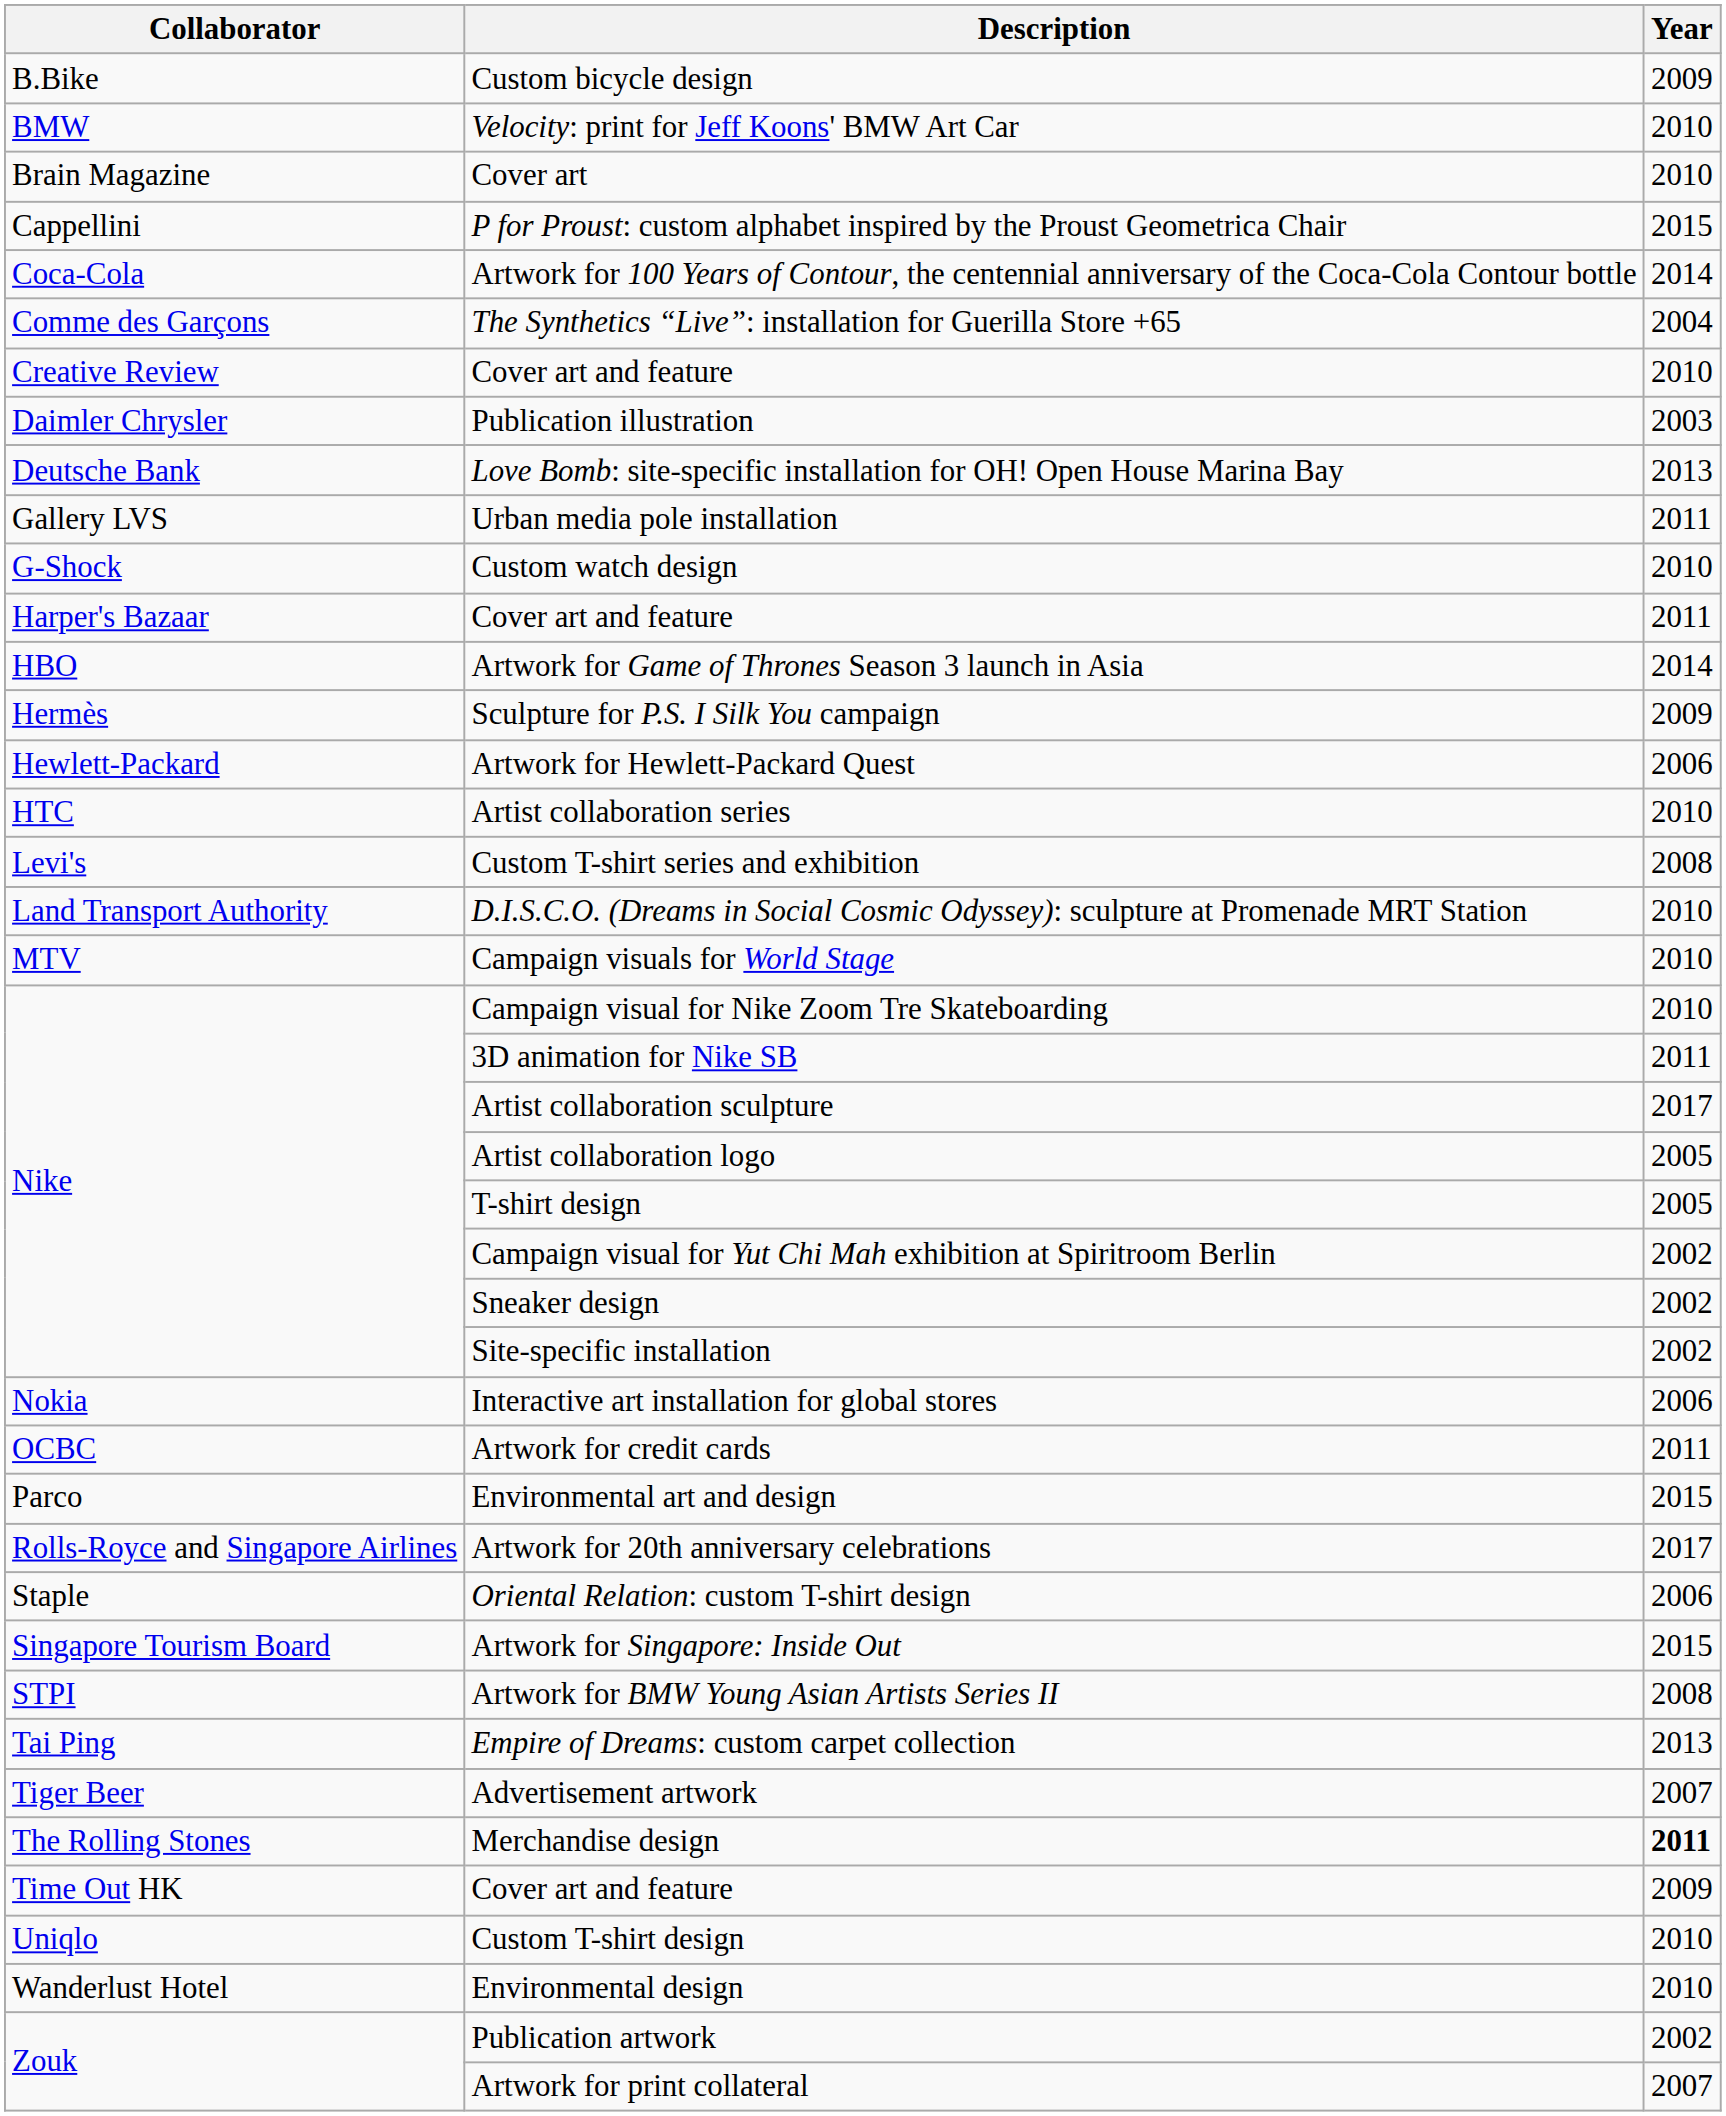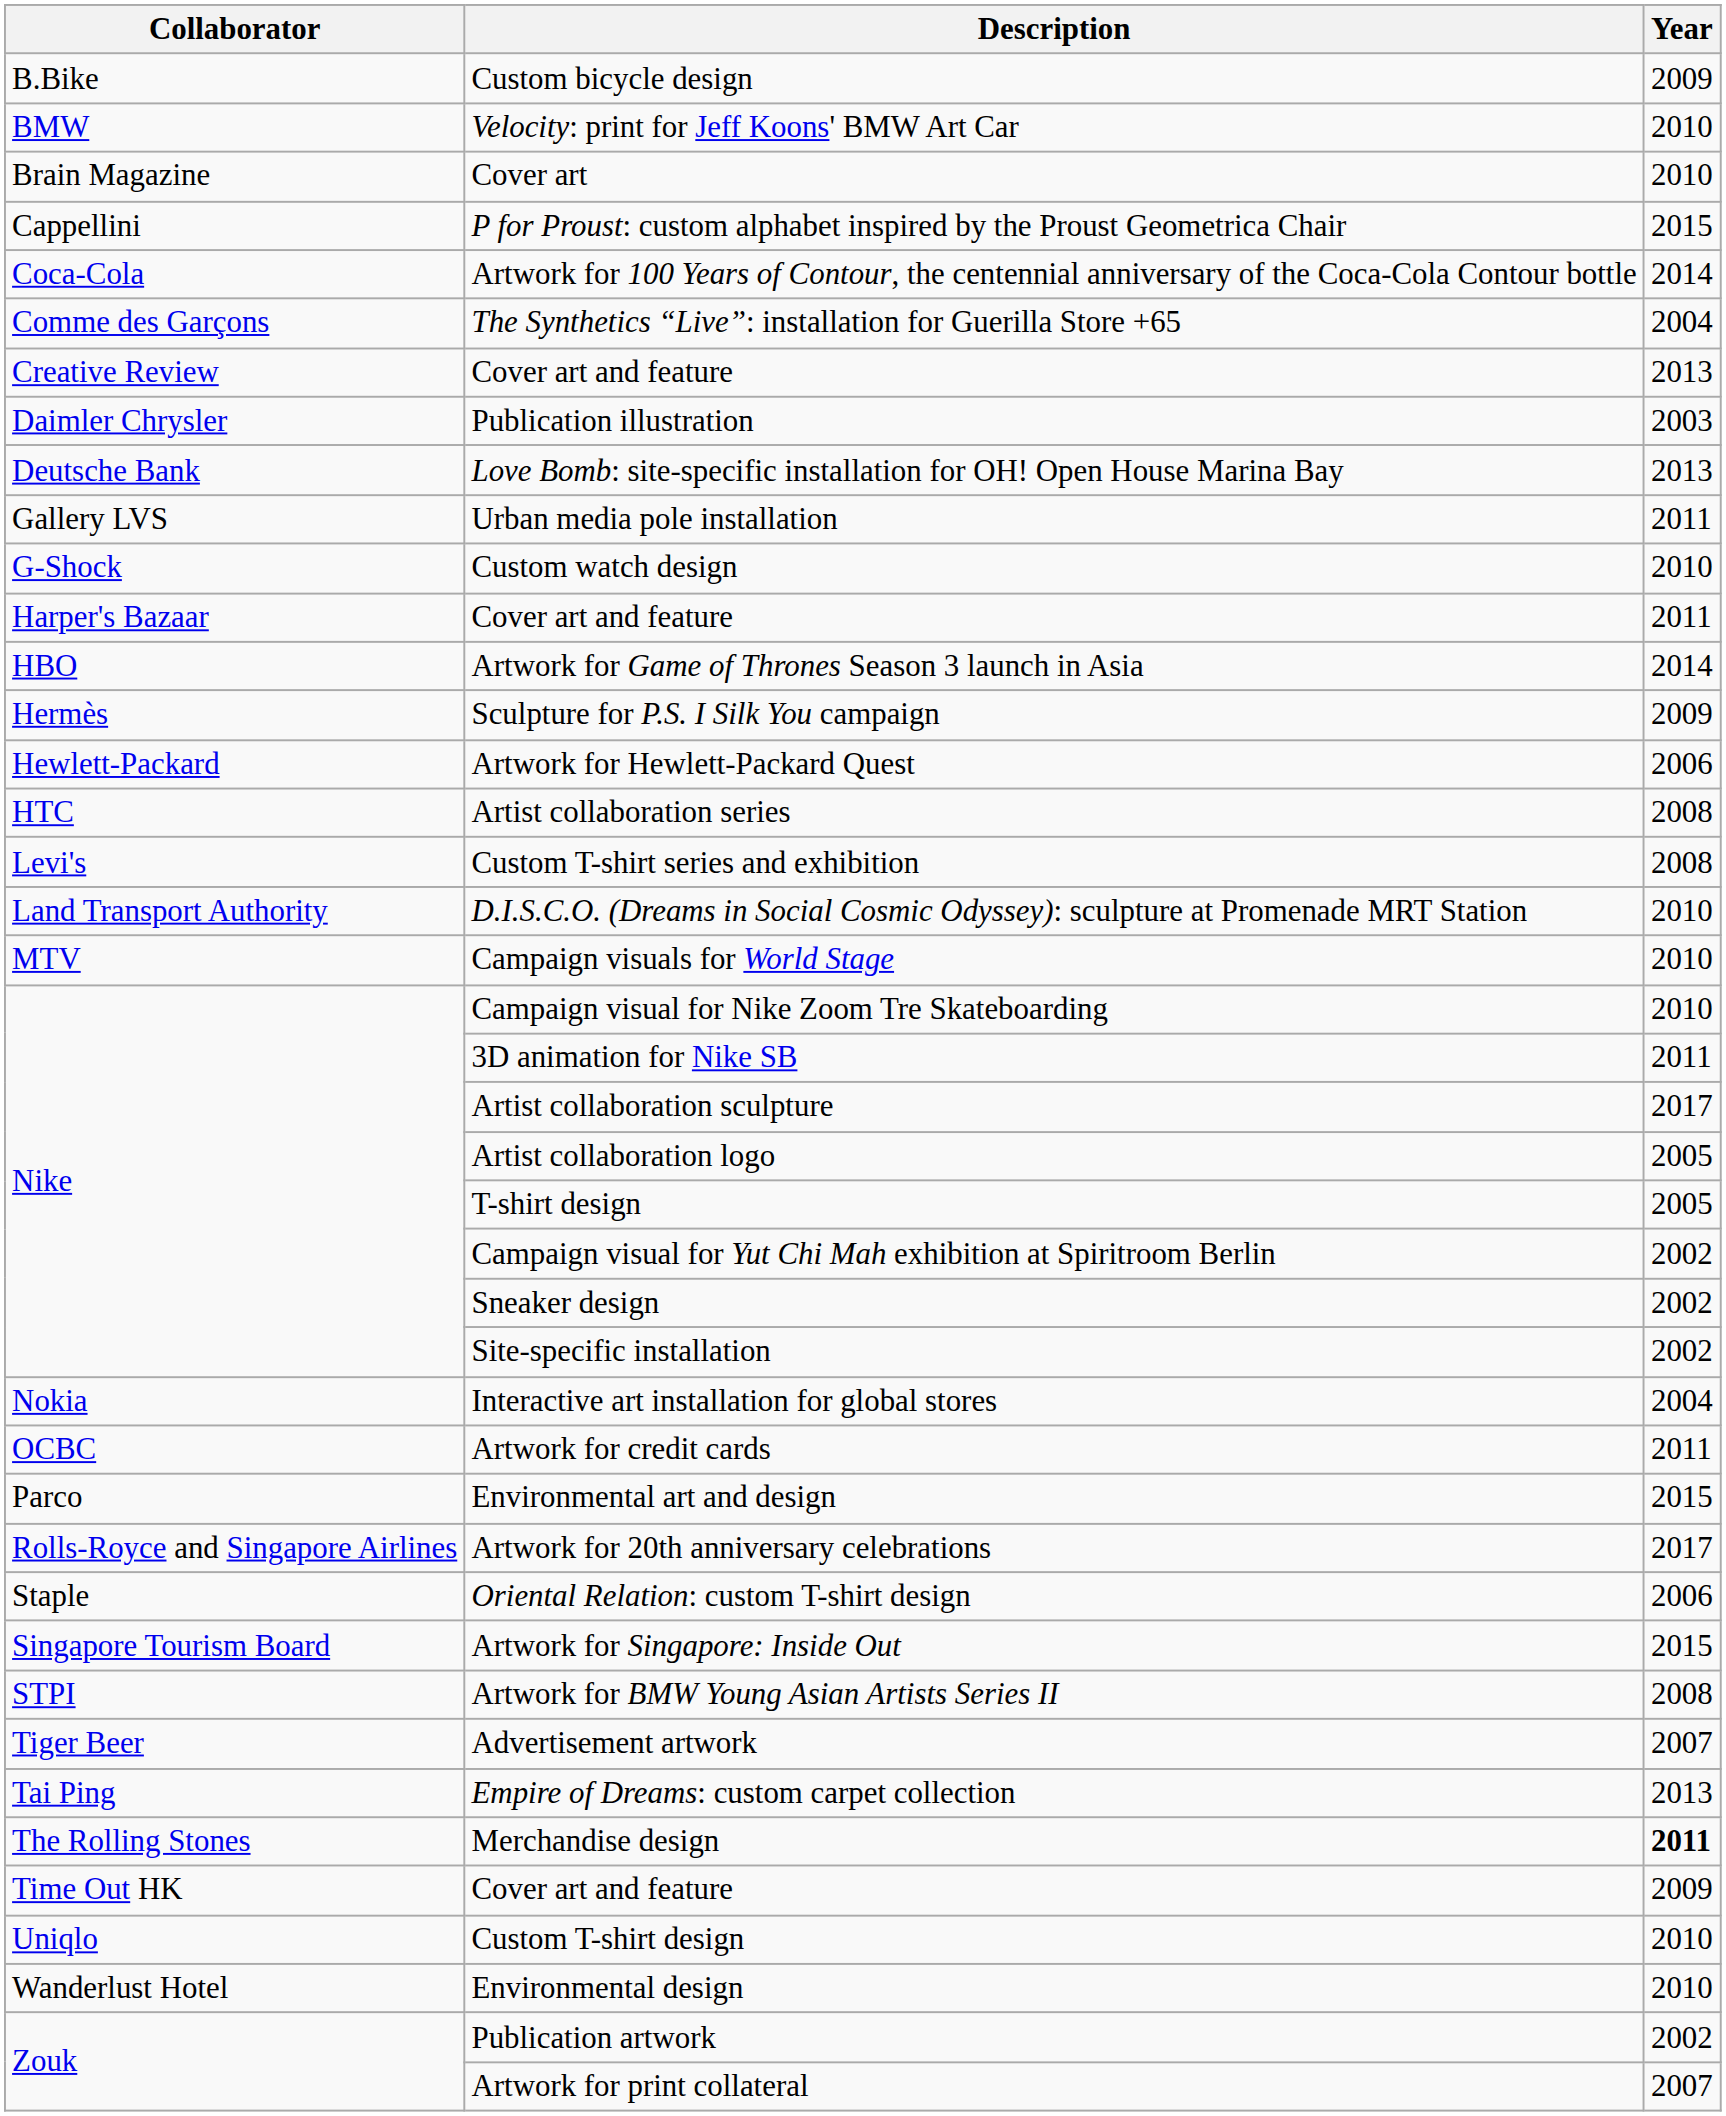(1682, 371) 2010 -> (1682, 371) 2013
(1682, 812) 2010 -> (1682, 812) 2008
(1682, 1400) 2006 -> (1682, 1400) 2004
rows swapped: (64, 1743) <-> (78, 1792)
